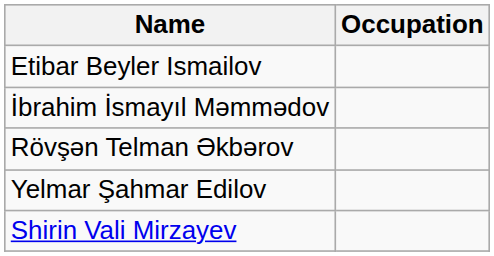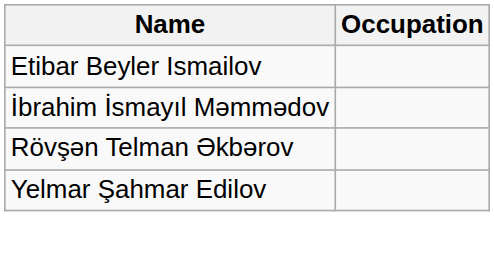- row: (124, 230)
